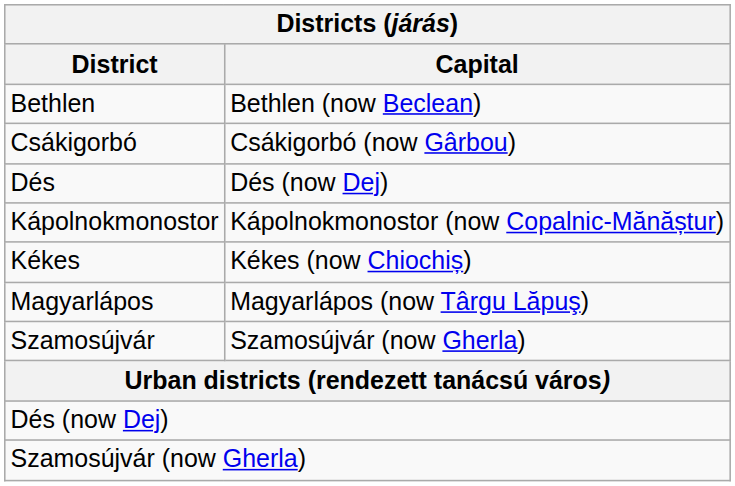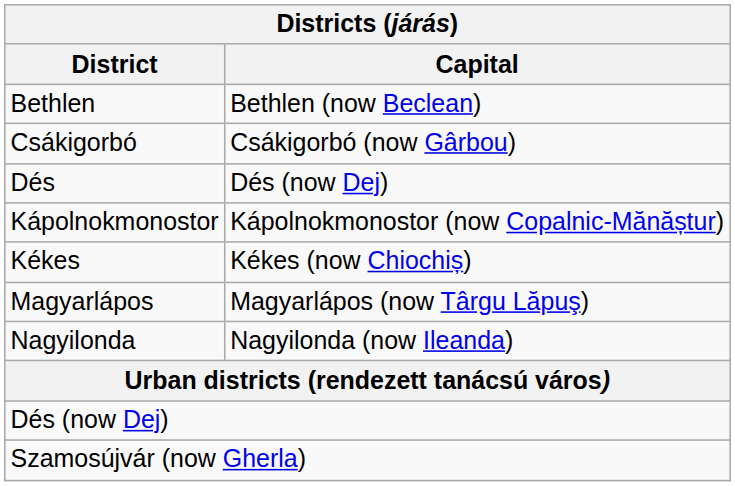+ row: (73, 340)
- row: (83, 340)
